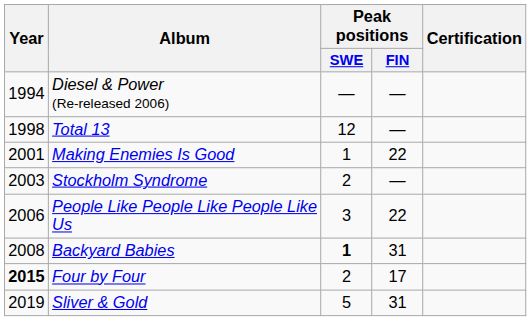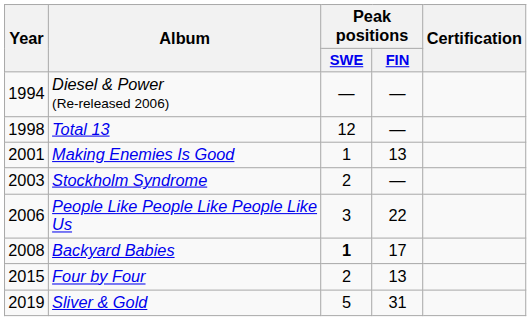(397, 155) 22 -> (397, 155) 13
(397, 251) 31 -> (397, 251) 17
(26, 276) bold -> (26, 276) normal
(397, 276) 17 -> (397, 276) 13
